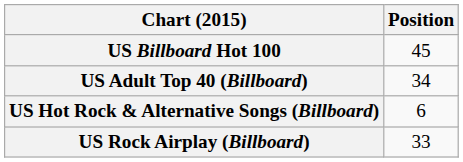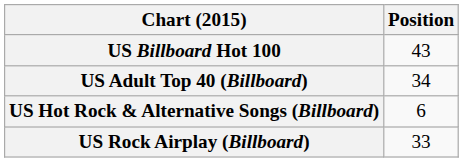(421, 50) 45 -> (421, 50) 43
